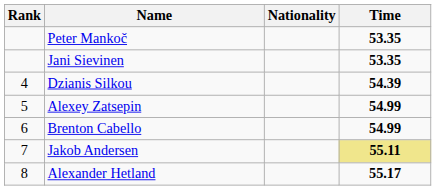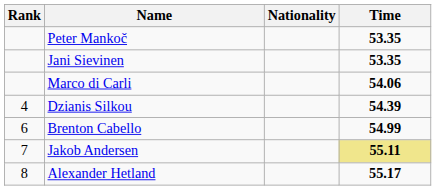+ row: (89, 83)
- row: (94, 106)
